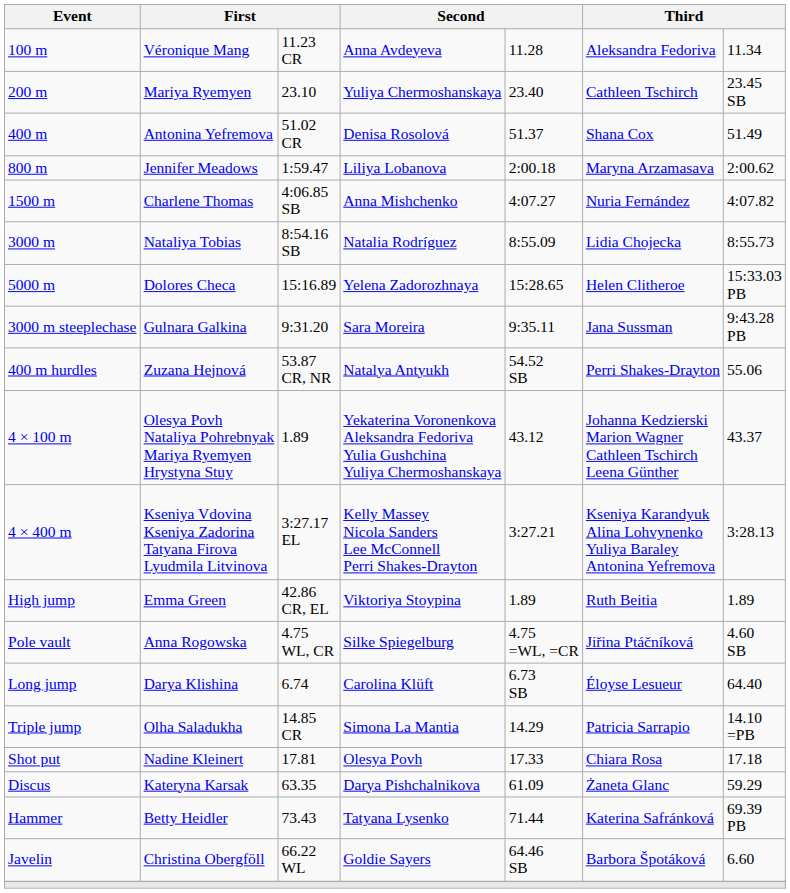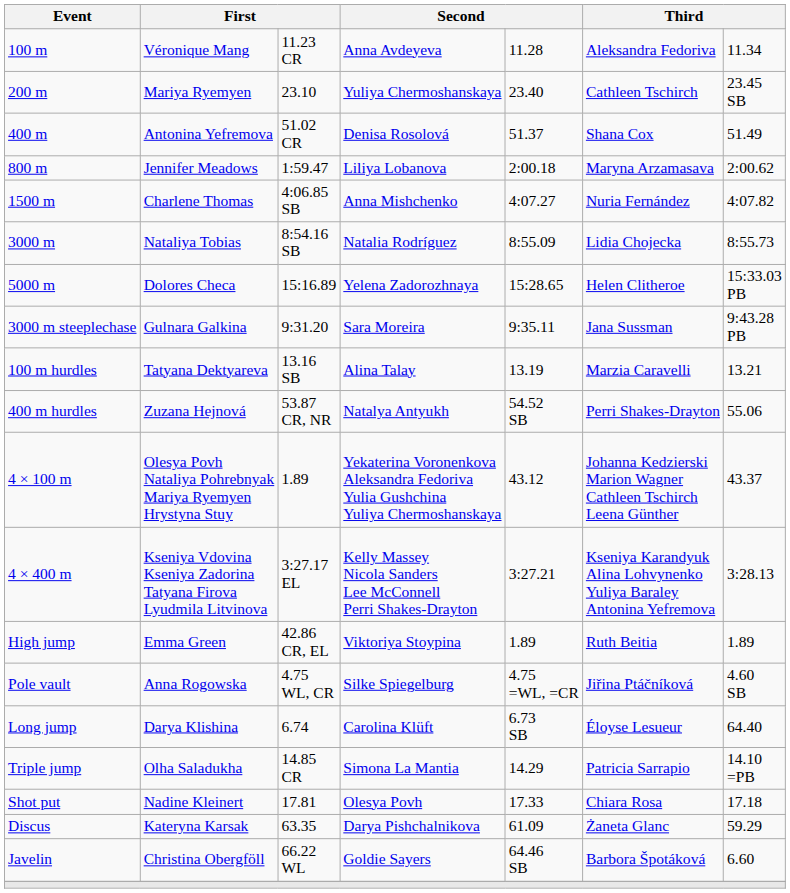+ row: (52, 369)
- row: (35, 817)
